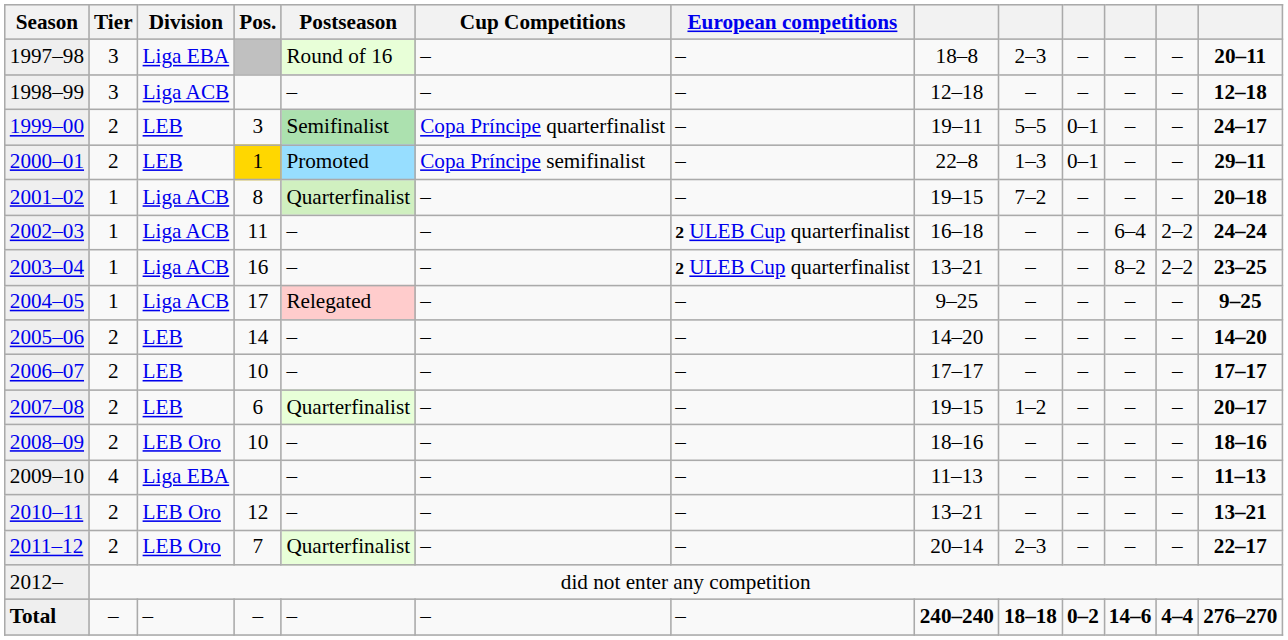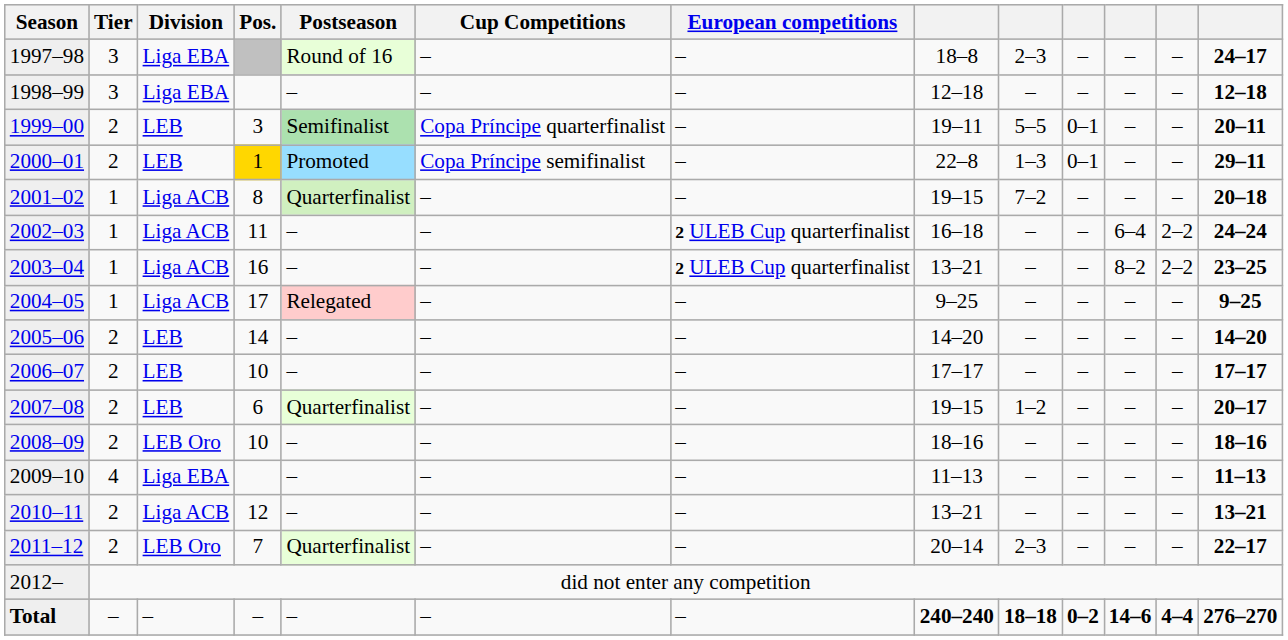(1240, 56) 20–11 -> (1240, 56) 24–17
(186, 91) Liga ACB -> (186, 91) Liga EBA
(1240, 126) 24–17 -> (1240, 126) 20–11
(182, 511) LEB Oro -> (186, 511) Liga ACB
